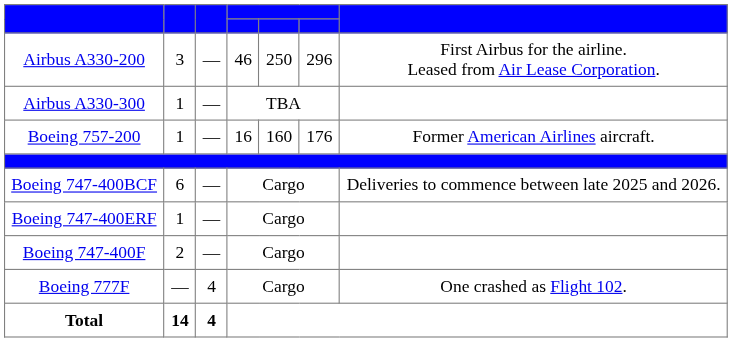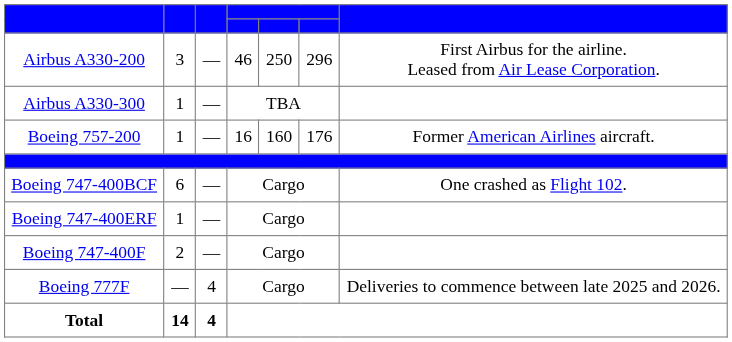(534, 184) Deliveries to commence between late 2025 and 2026. -> (534, 184) One crashed as Flight 102.
(534, 286) One crashed as Flight 102. -> (534, 286) Deliveries to commence between late 2025 and 2026.
